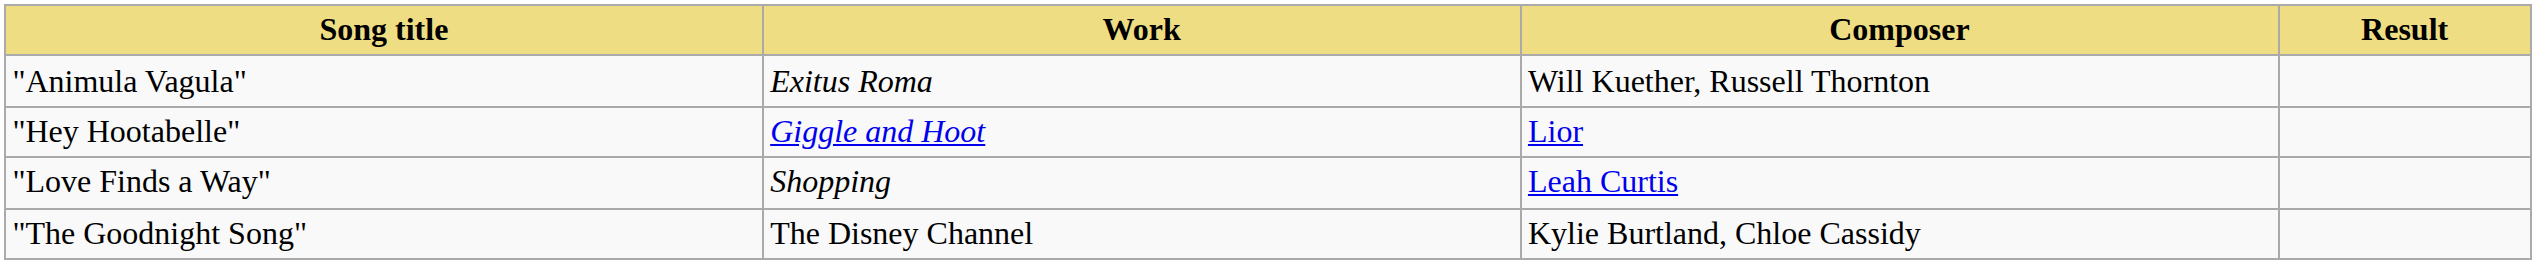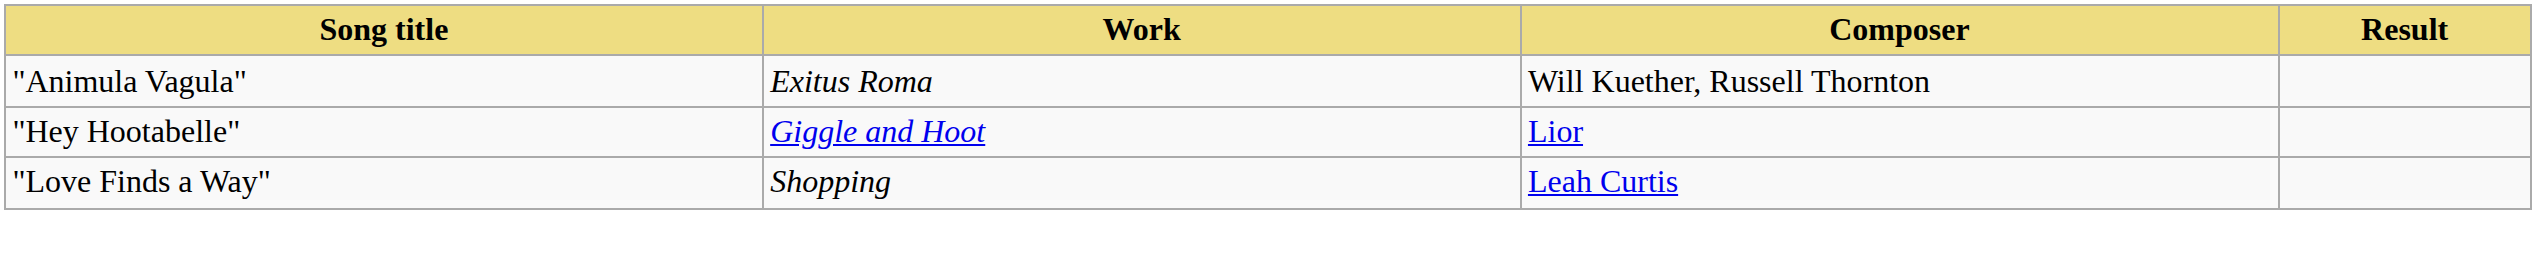- row: (160, 232)
